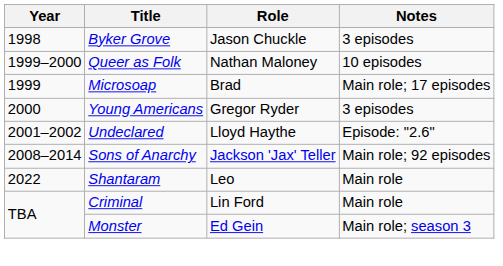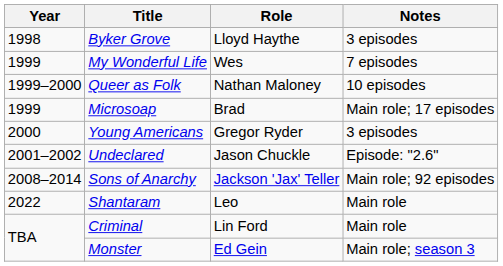(258, 39) Jason Chuckle -> (257, 39) Lloyd Haythe
+ row: (148, 62)
(253, 132) Lloyd Haythe -> (262, 156) Jason Chuckle
